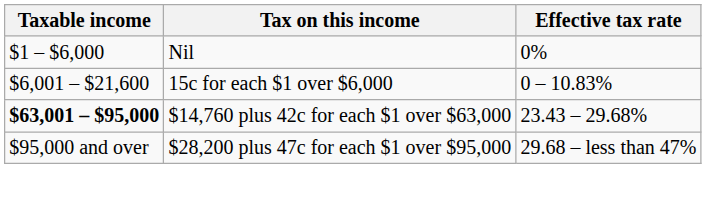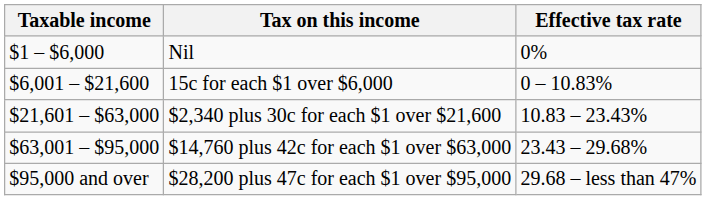+ row: (335, 115)
(84, 115) bold -> (84, 147) normal
